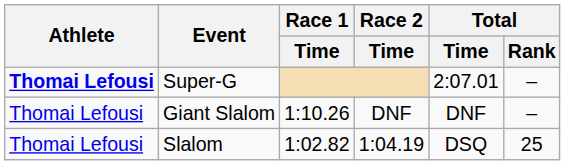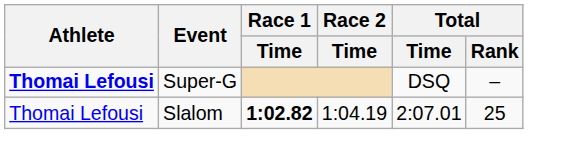(466, 82) 2:07.01 -> (429, 82) DSQ
- row: (219, 113)
(317, 144) normal -> (279, 113) bold
(466, 144) DSQ -> (429, 113) 2:07.01
